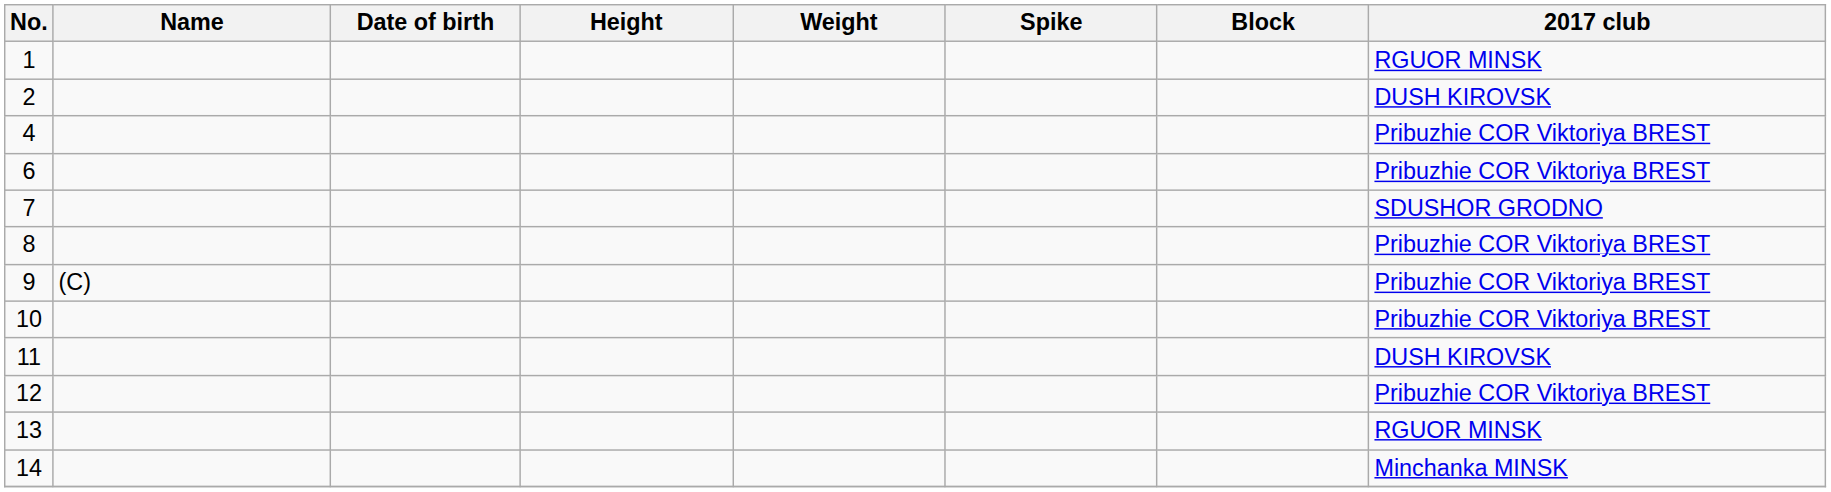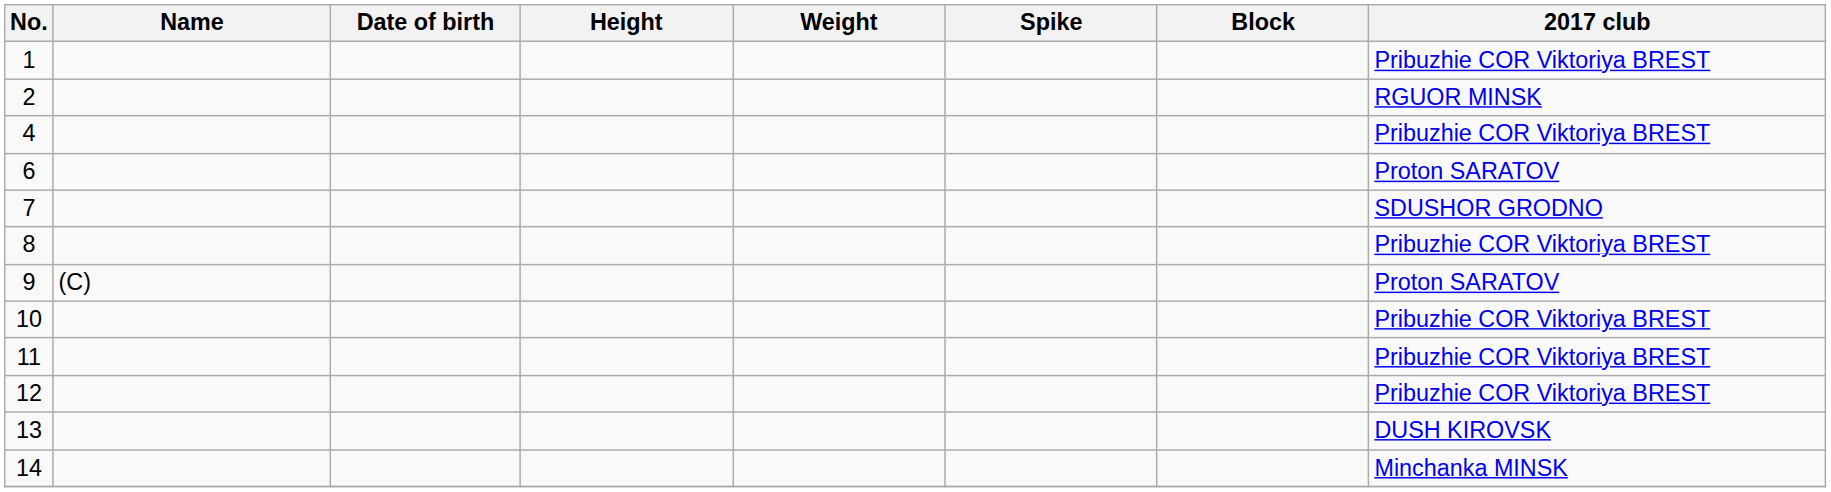(1458, 60) RGUOR MINSK -> (1542, 60) Pribuzhie COR Viktoriya BREST
(1463, 97) DUSH KIROVSK -> (1458, 97) RGUOR MINSK
(1542, 171) Pribuzhie COR Viktoriya BREST -> (1467, 171) Proton SARATOV
(1542, 282) Pribuzhie COR Viktoriya BREST -> (1467, 282) Proton SARATOV
(1463, 356) DUSH KIROVSK -> (1542, 356) Pribuzhie COR Viktoriya BREST
(1458, 430) RGUOR MINSK -> (1463, 430) DUSH KIROVSK
